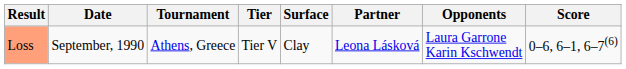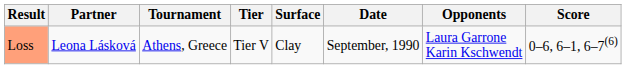columns swapped: (98, 15) <-> (377, 15)
